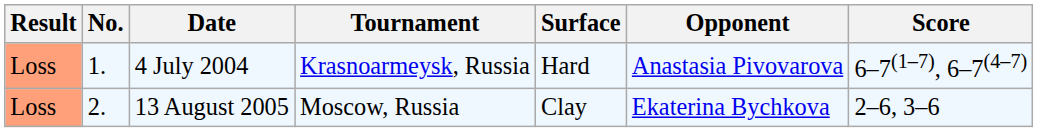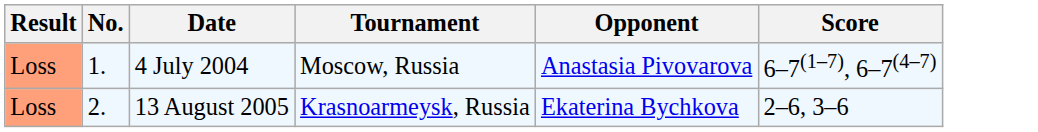- column: (581, 23)
(415, 65) Krasnoarmeysk, Russia -> (380, 65) Moscow, Russia
(380, 107) Moscow, Russia -> (415, 107) Krasnoarmeysk, Russia
